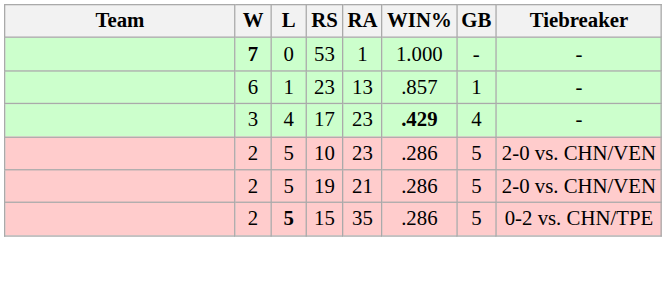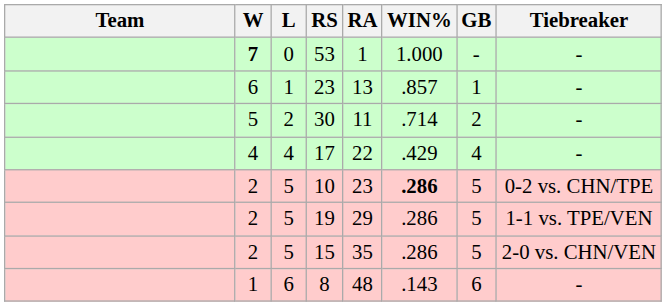+ row: (324, 119)
(253, 119) 3 -> (253, 152) 4
(362, 119) 23 -> (362, 152) 22
(419, 119) bold -> (419, 152) normal
(419, 152) normal -> (419, 185) bold
(579, 152) 2-0 vs. CHN/VEN -> (579, 185) 0-2 vs. CHN/TPE
(362, 185) 21 -> (362, 218) 29
(579, 185) 2-0 vs. CHN/VEN -> (579, 218) 1-1 vs. TPE/VEN
(289, 218) bold -> (289, 251) normal
(579, 218) 0-2 vs. CHN/TPE -> (579, 251) 2-0 vs. CHN/VEN
+ row: (324, 284)
